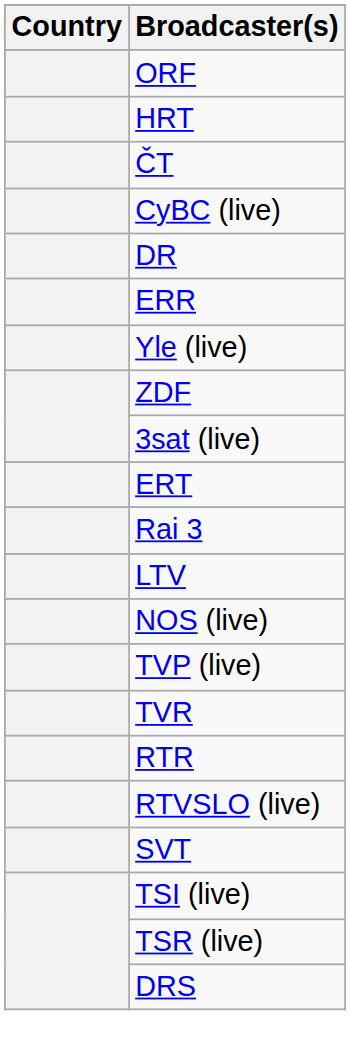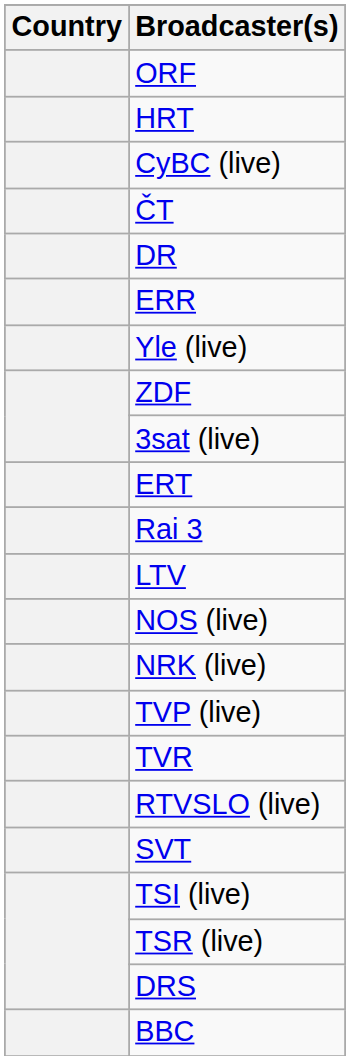rows swapped: (208, 210) <-> (154, 164)
+ row: (201, 666)
- row: (165, 758)
+ row: (165, 1032)
